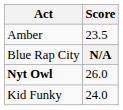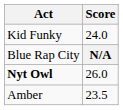rows swapped: (35, 94) <-> (25, 34)
